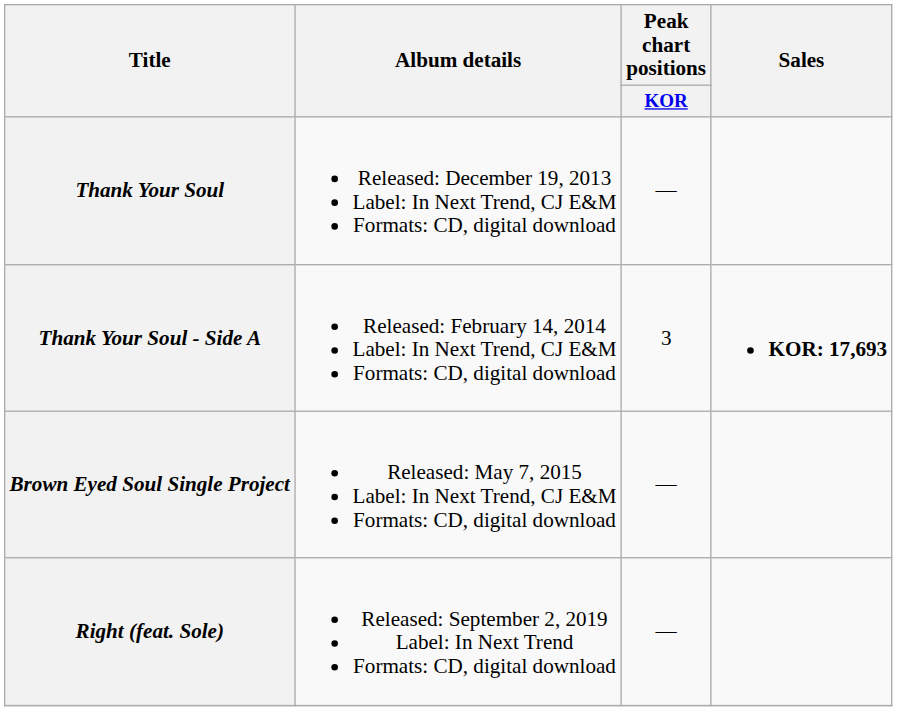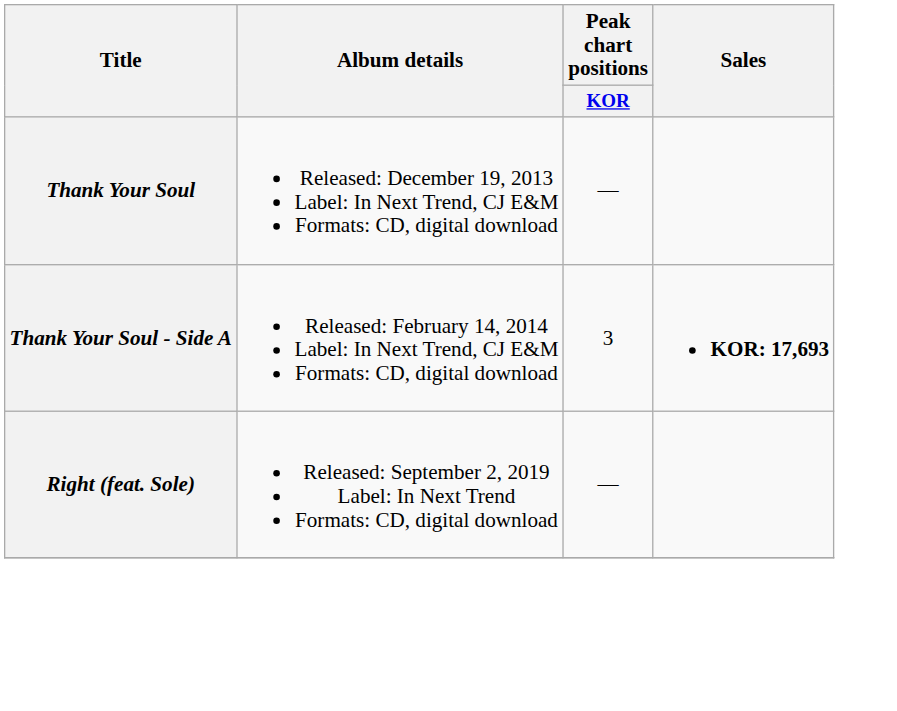- row: (150, 484)
